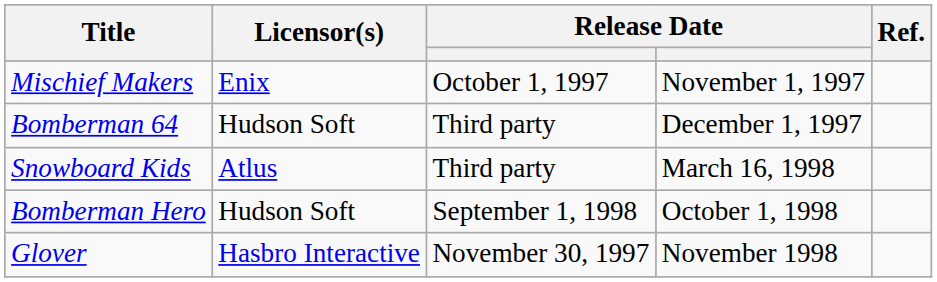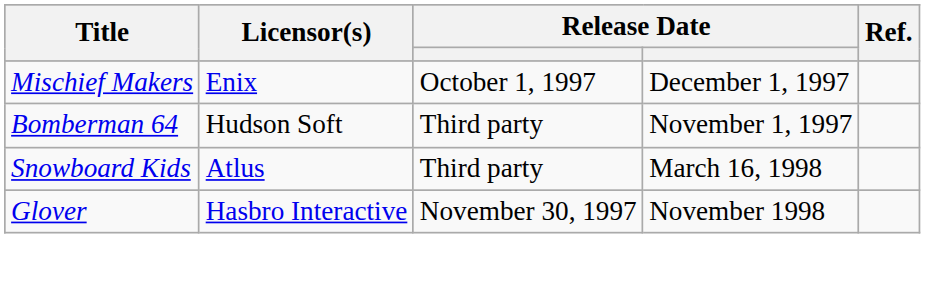(763, 81) November 1, 1997 -> (749, 81) December 1, 1997
(762, 124) December 1, 1997 -> (751, 124) November 1, 1997
- row: (108, 211)
